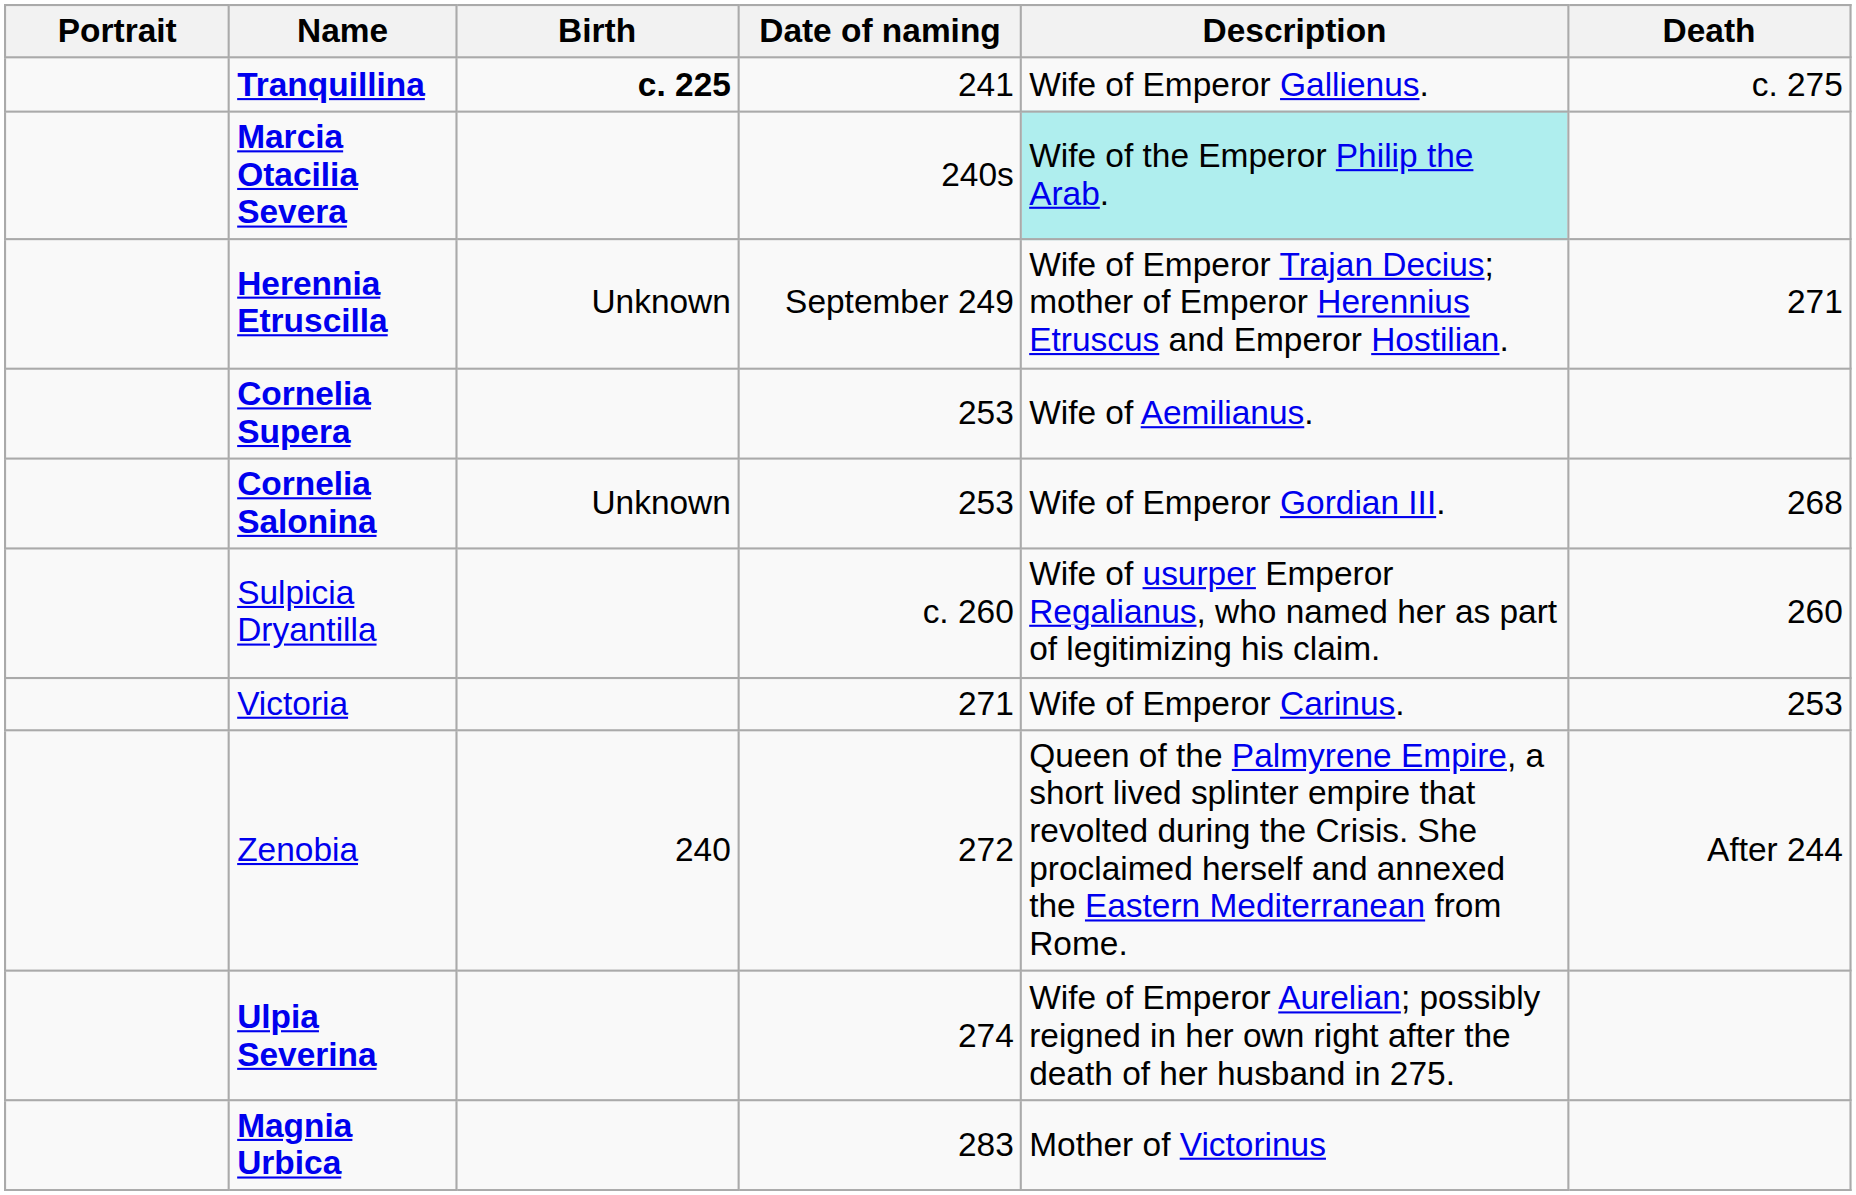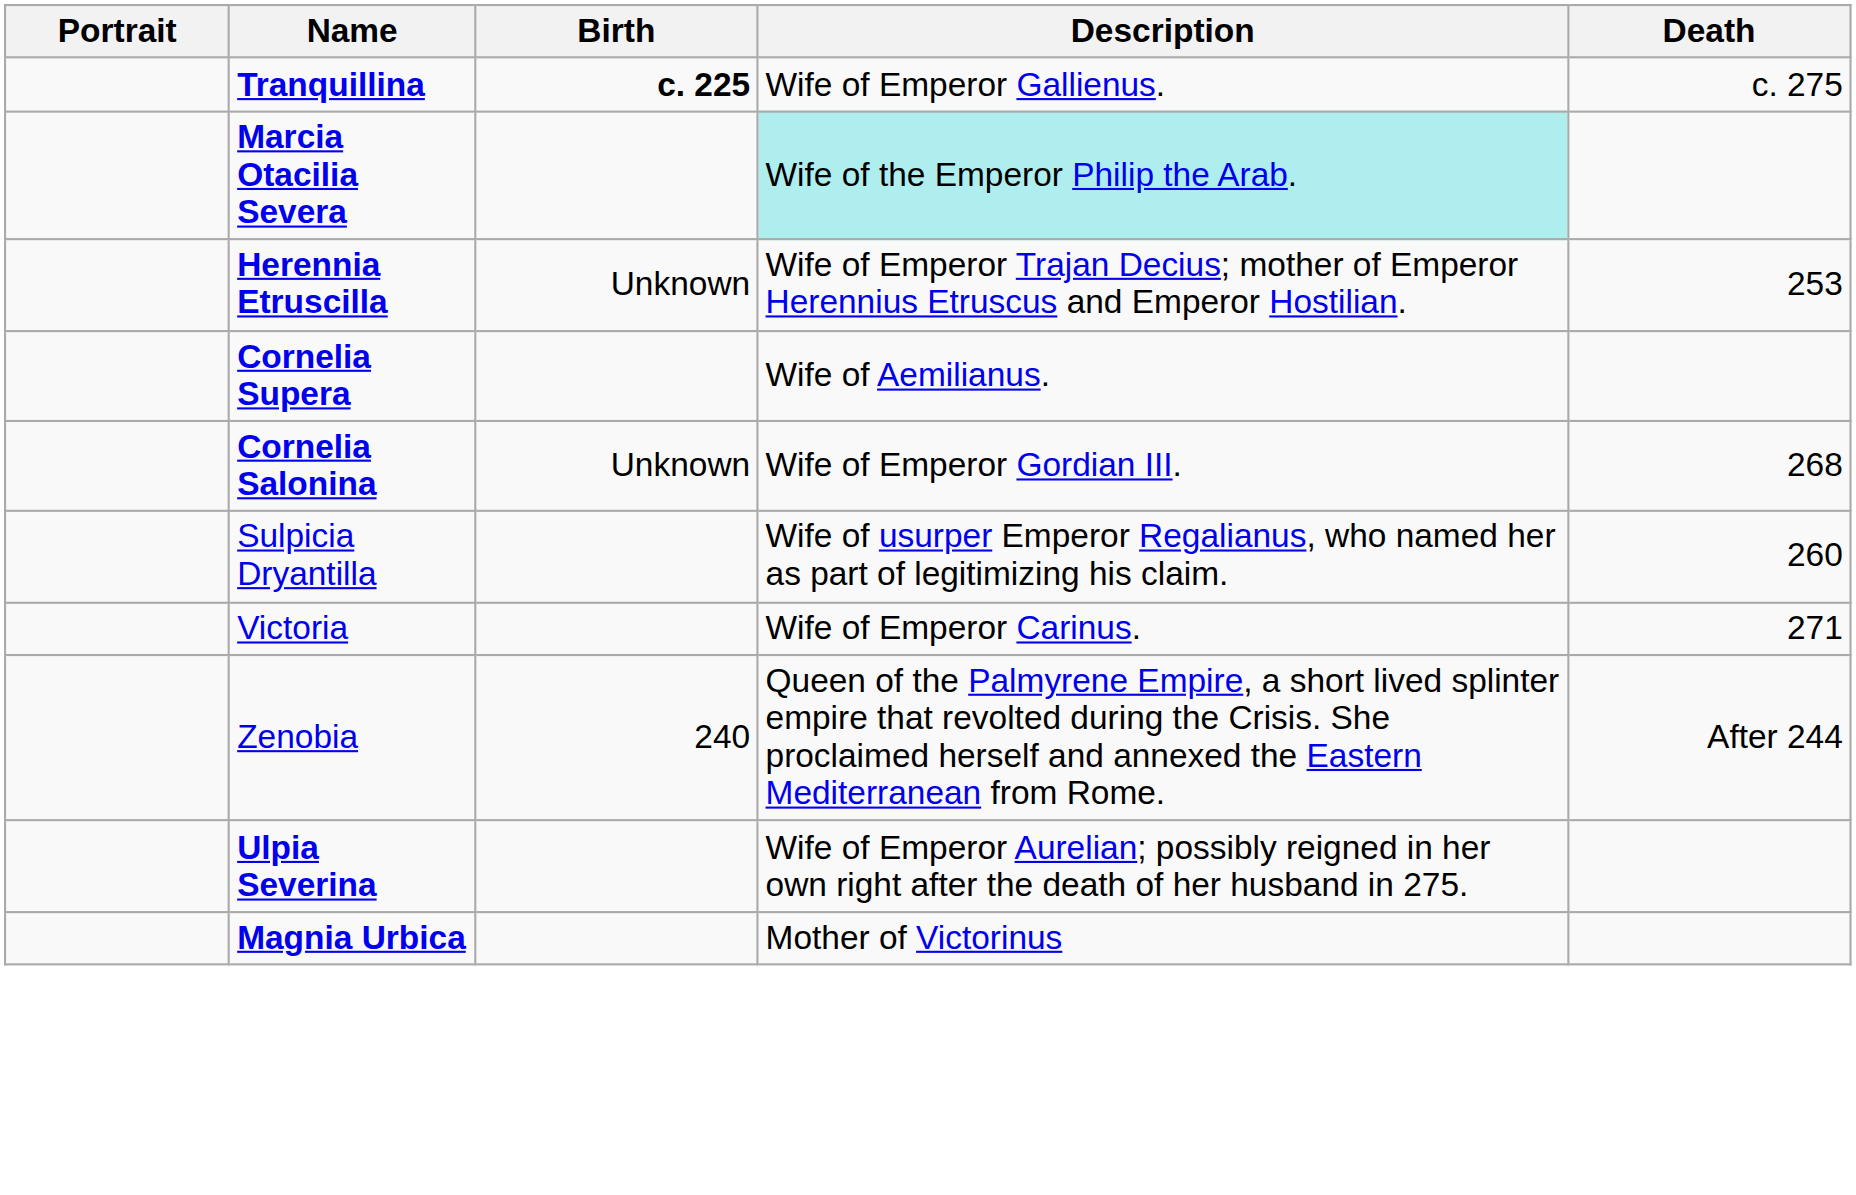- column: (880, 31)
(1815, 302) 271 -> (1815, 284) 253
(1815, 703) 253 -> (1815, 627) 271
